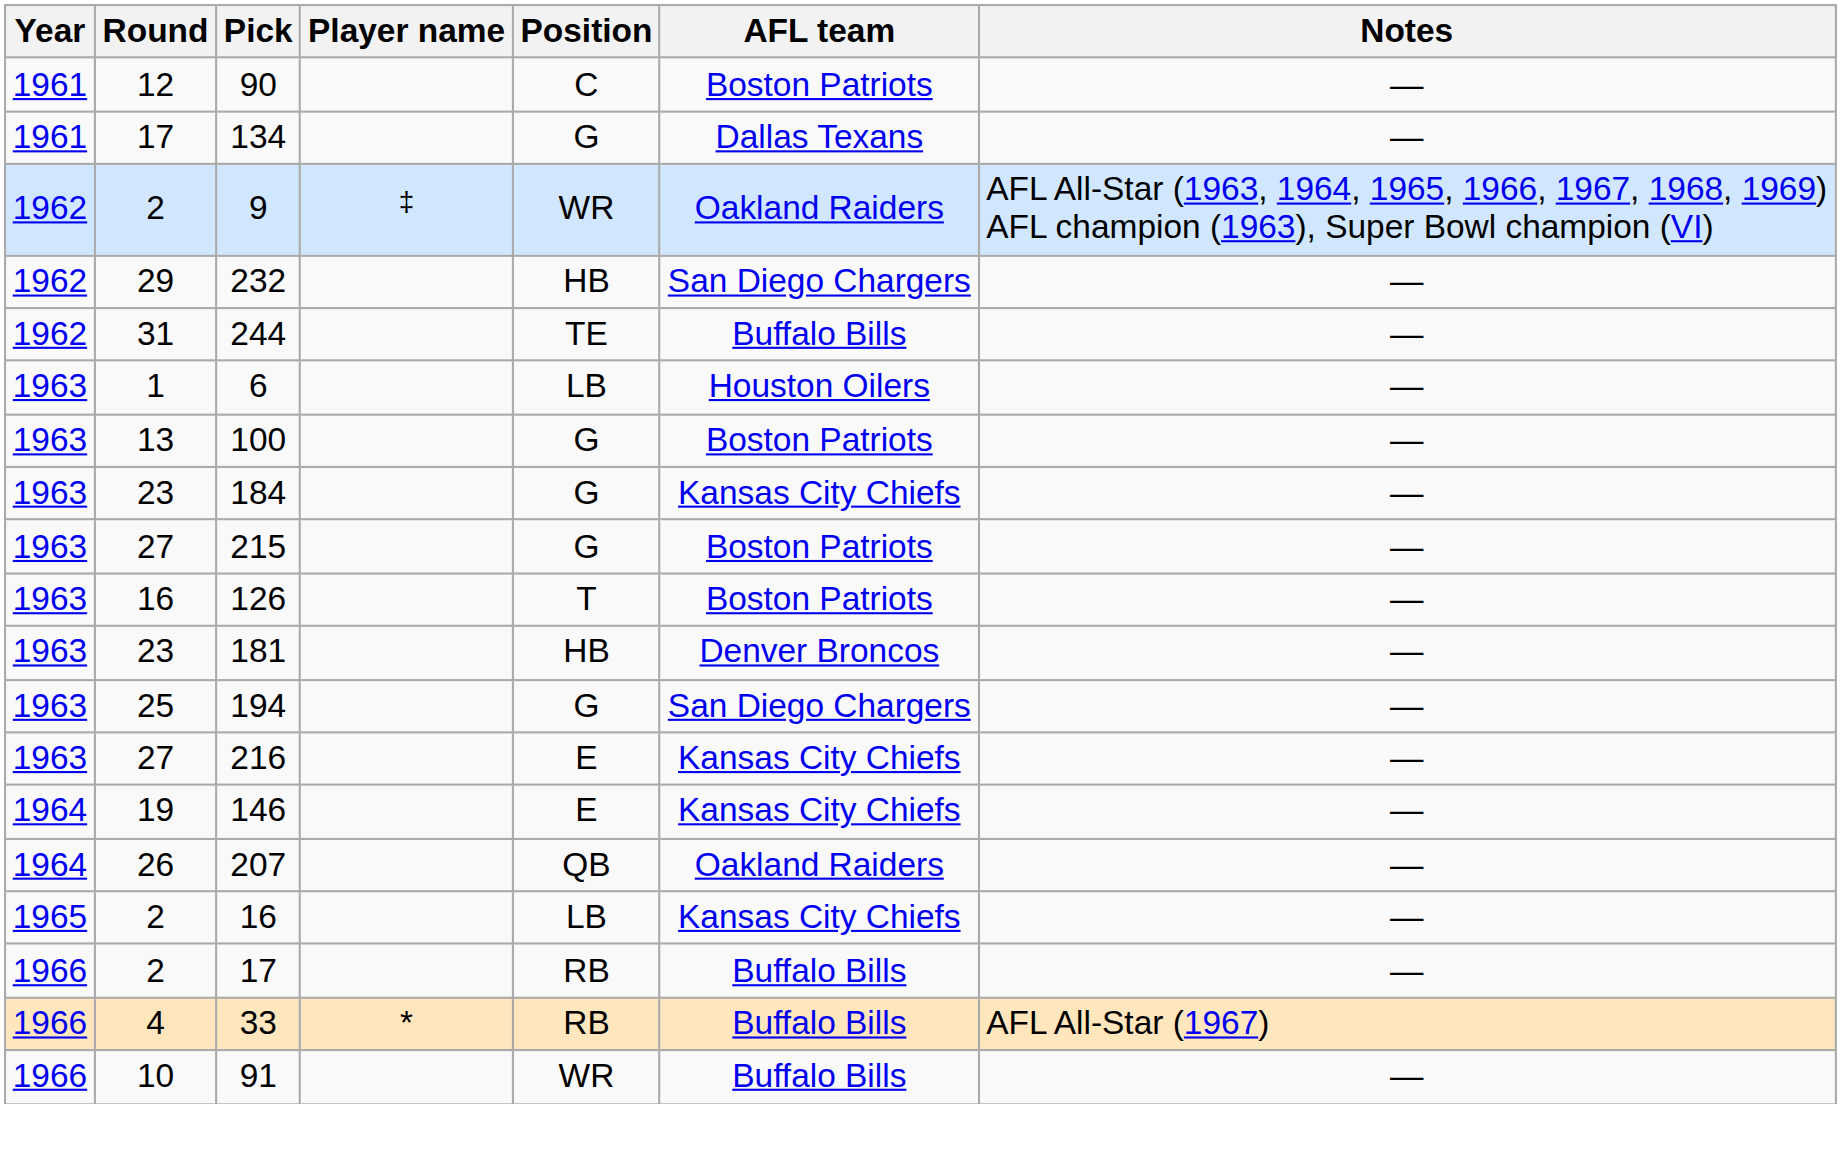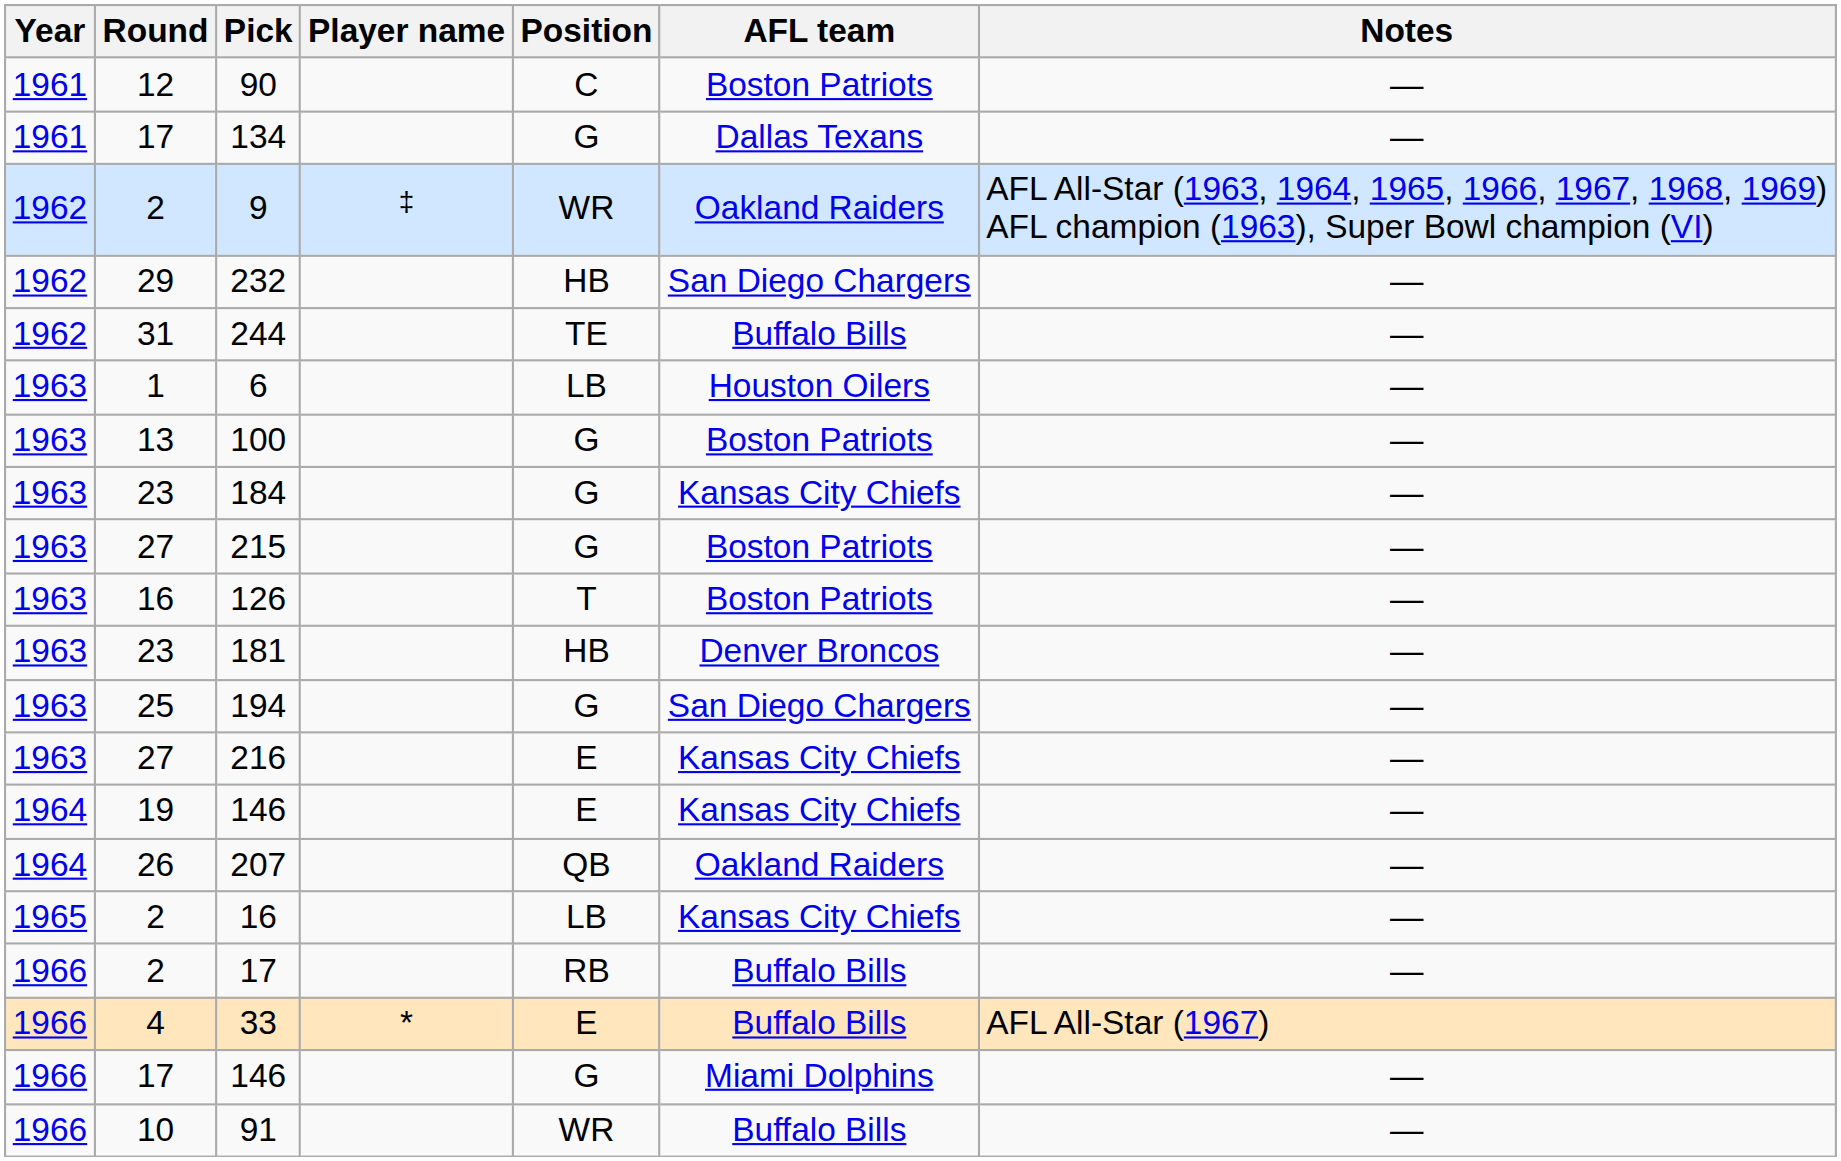(586, 1023) RB -> (586, 1023) E
+ row: (155, 1076)
